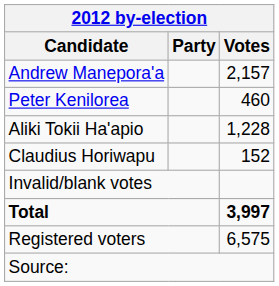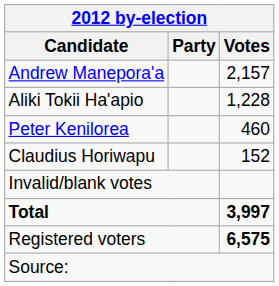rows swapped: (76, 128) <-> (69, 101)
(248, 239) normal -> (248, 239) bold
